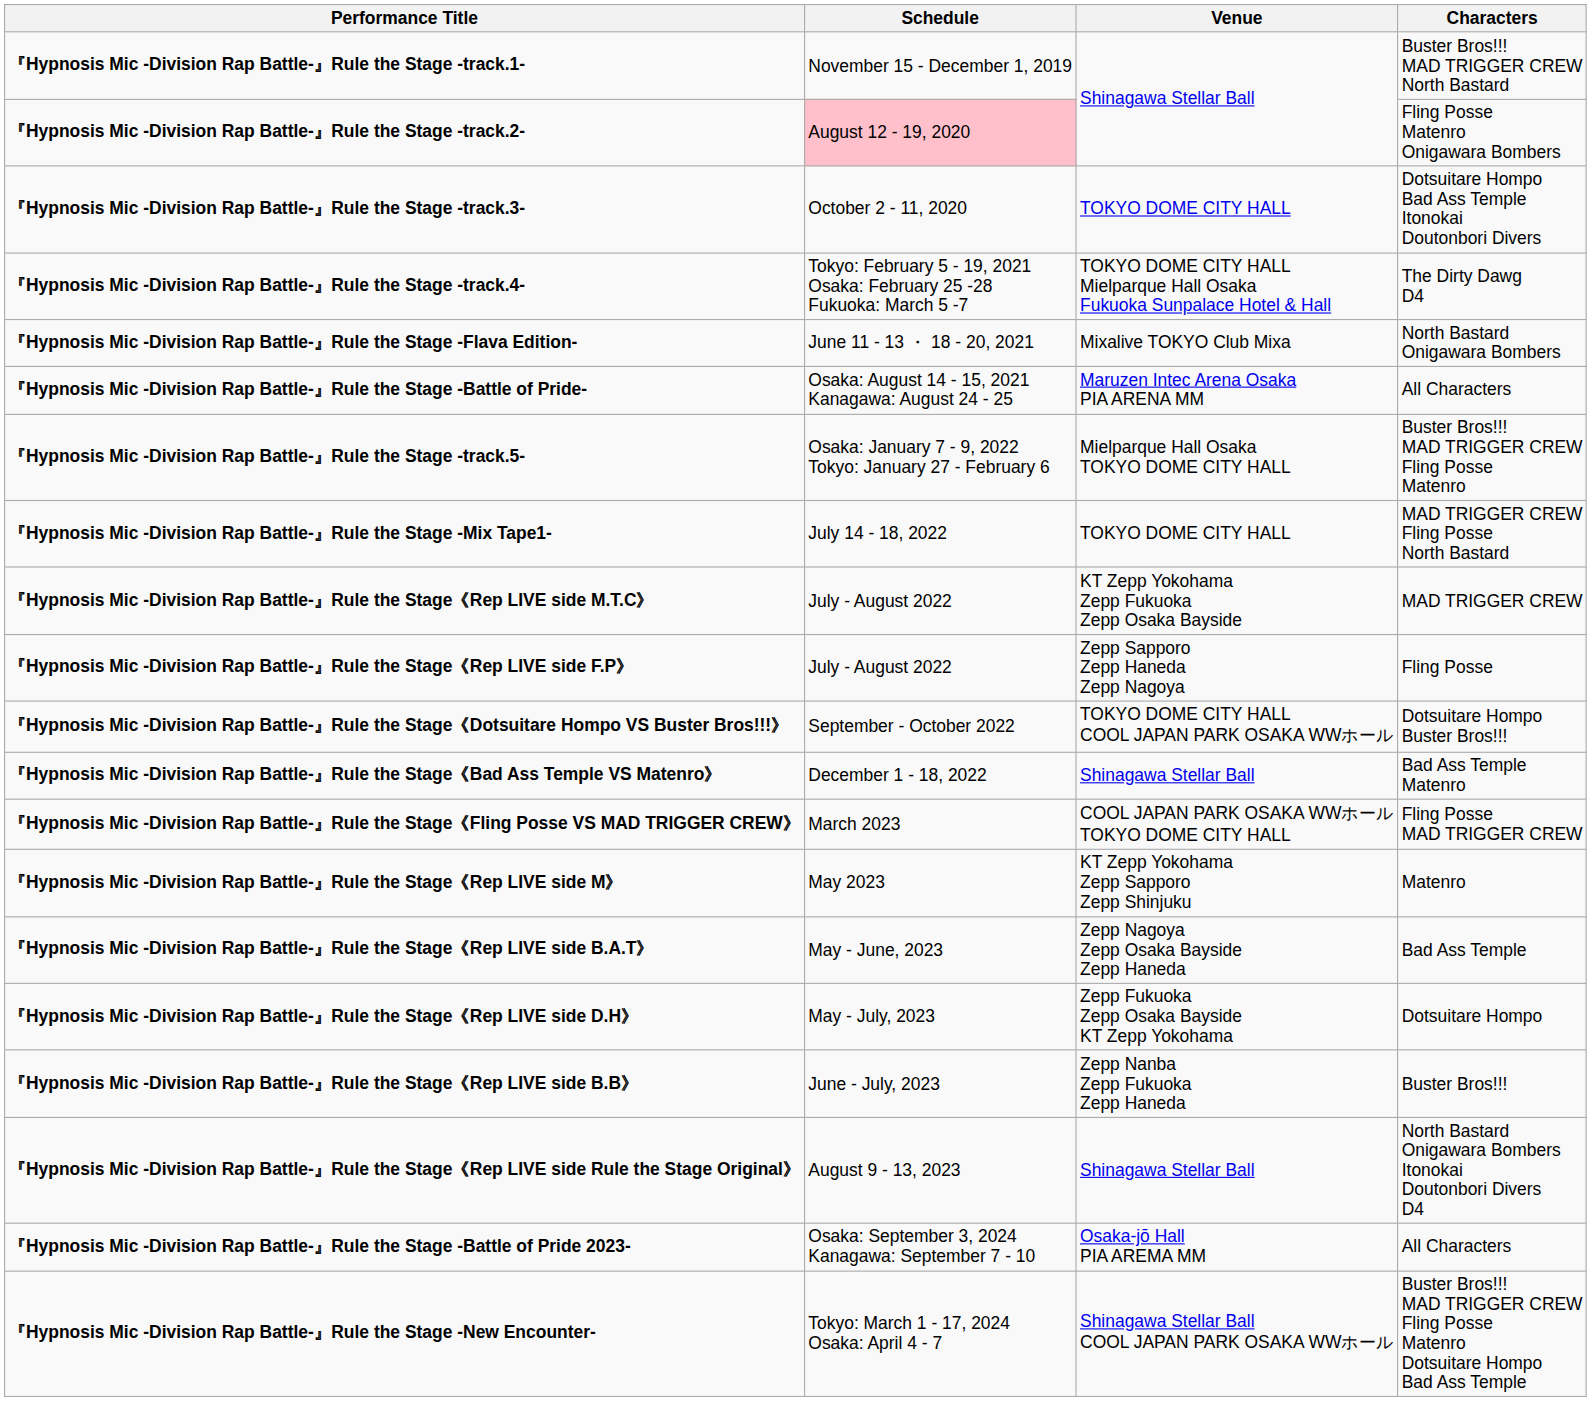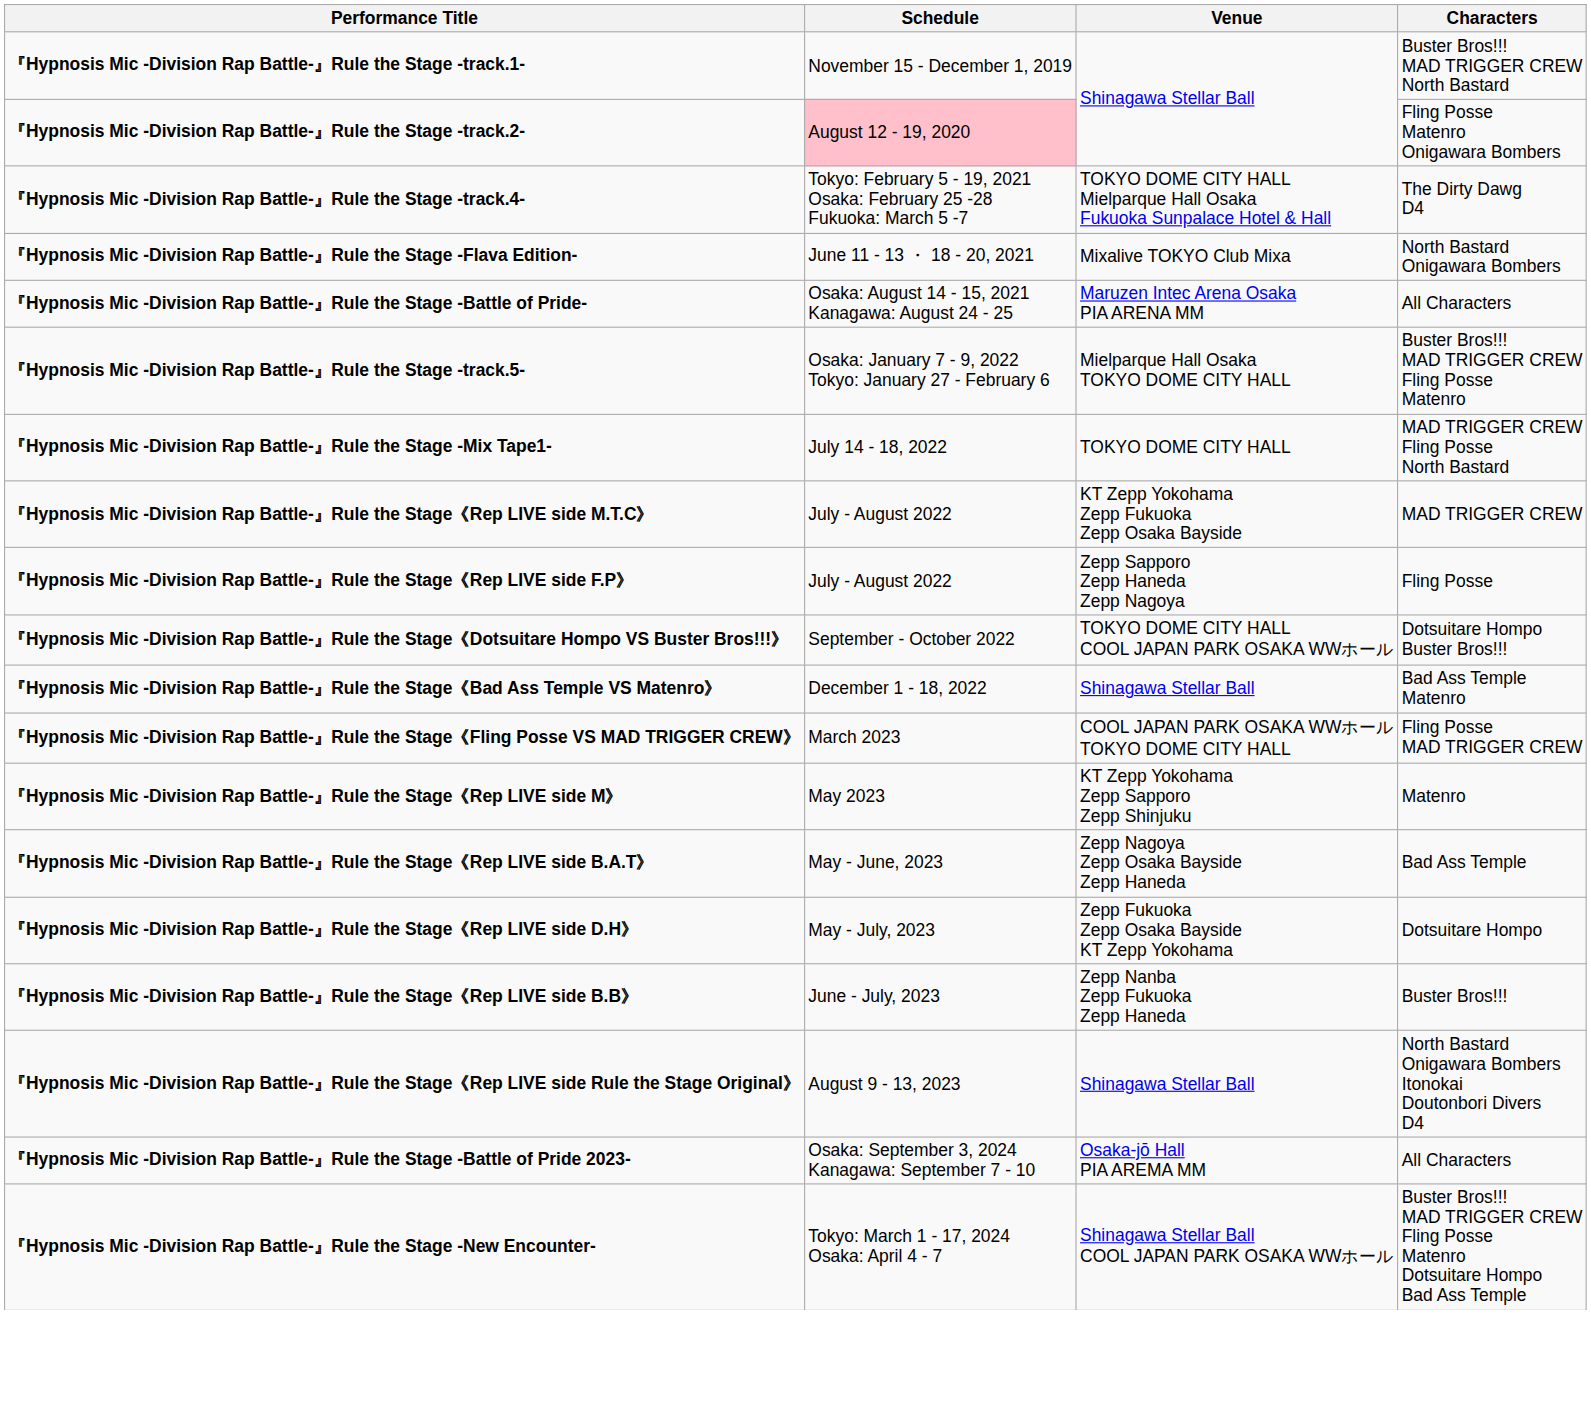- row: (267, 208)
